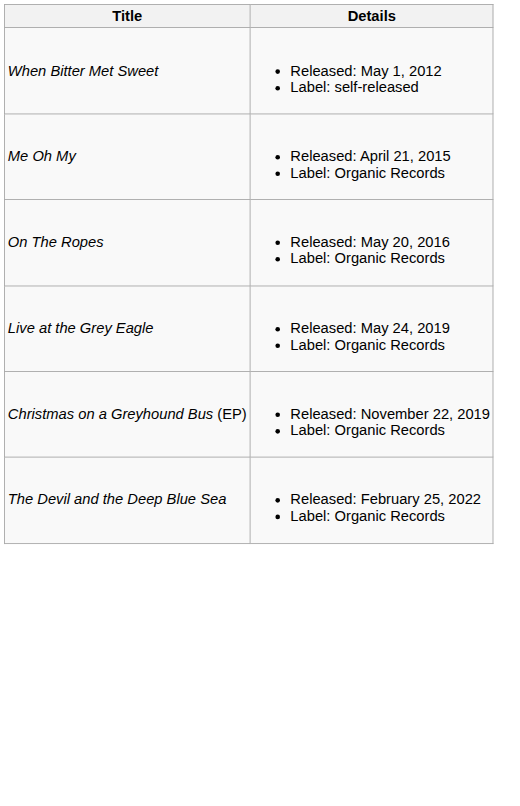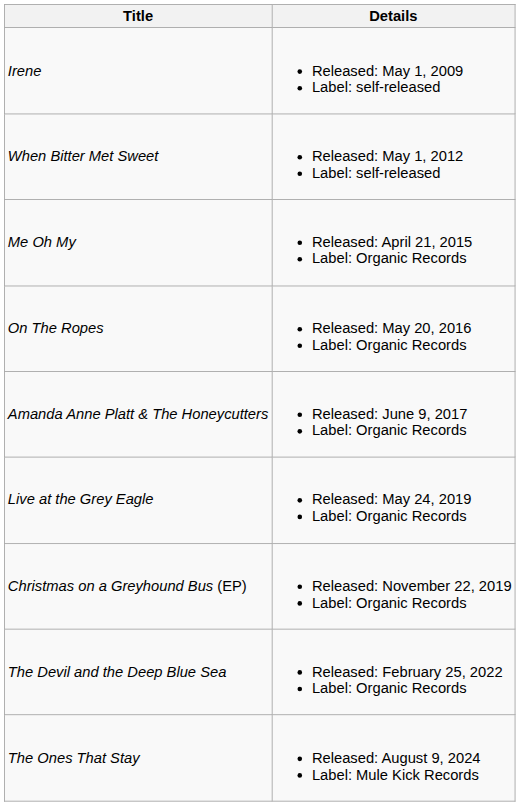+ row: (25, 70)
+ row: (138, 414)
+ row: (74, 758)
